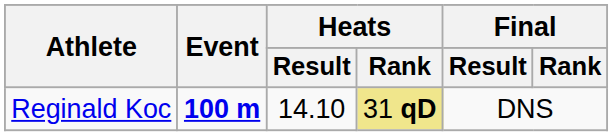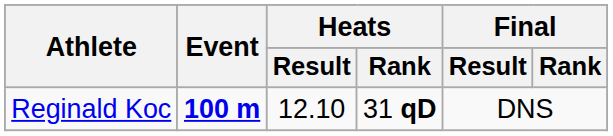(312, 109) 14.10 -> (312, 109) 12.10
(400, 109) khaki background -> (400, 109) no background
